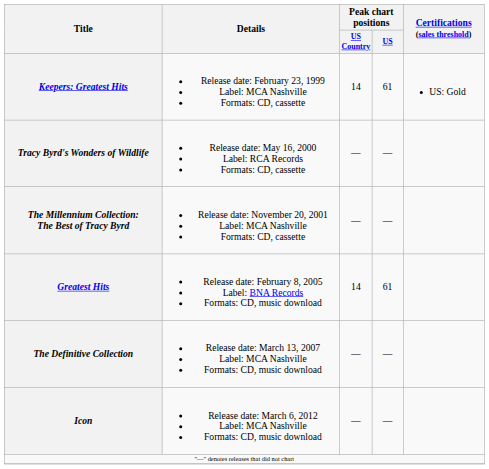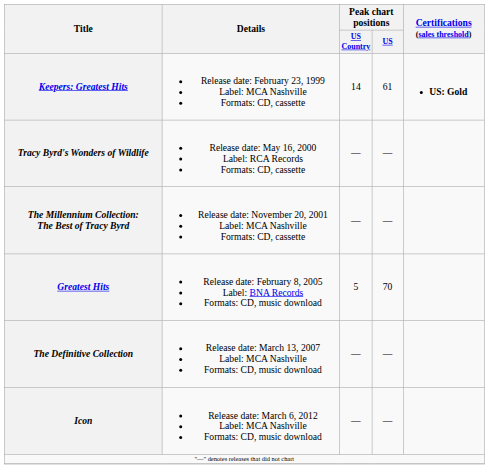(444, 92) normal -> (444, 92) bold
(356, 287) 14 -> (356, 287) 5
(388, 287) 61 -> (388, 287) 70
